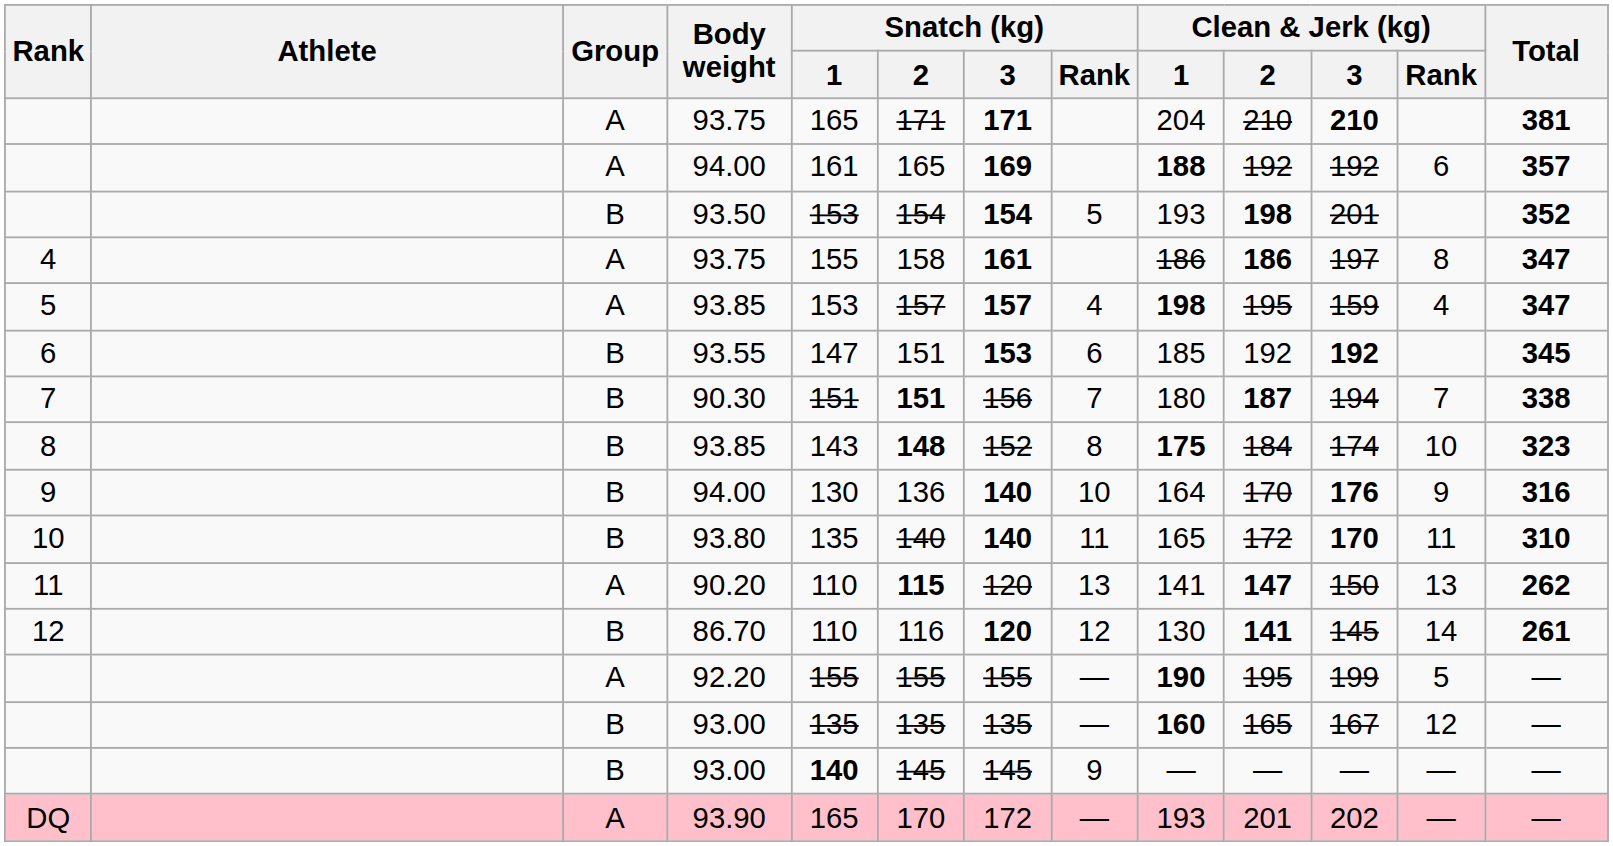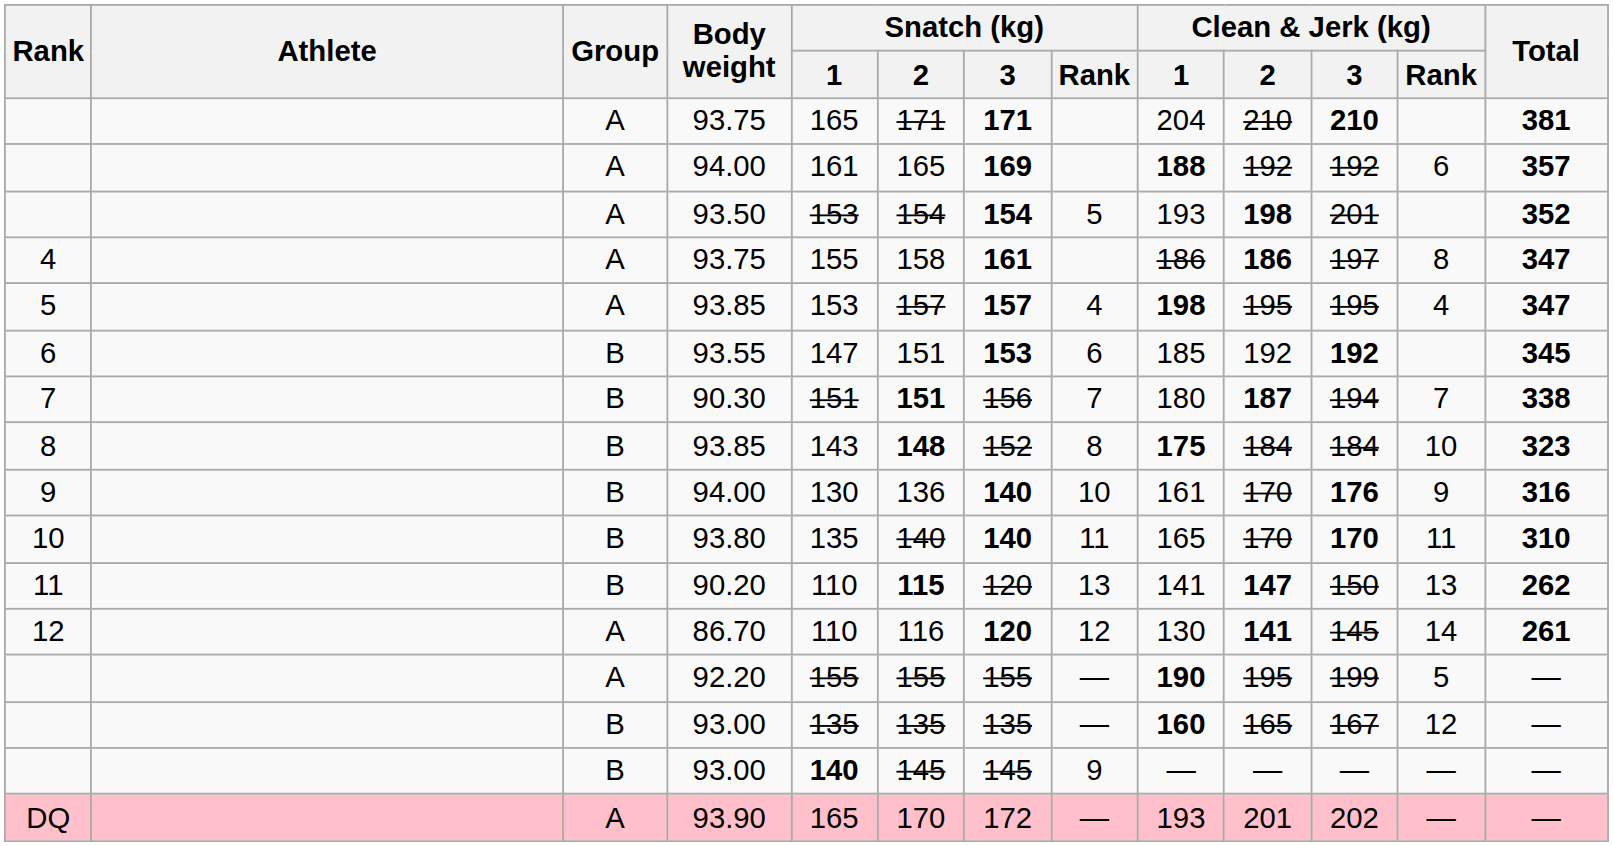(615, 213) B -> (615, 213) A
(1354, 306) 159 -> (1354, 306) 195
(1354, 445) 174 -> (1354, 445) 184
(1181, 492) 164 -> (1181, 492) 161
(1268, 538) 172 -> (1268, 538) 170
(615, 584) A -> (615, 584) B
(615, 631) B -> (615, 631) A
